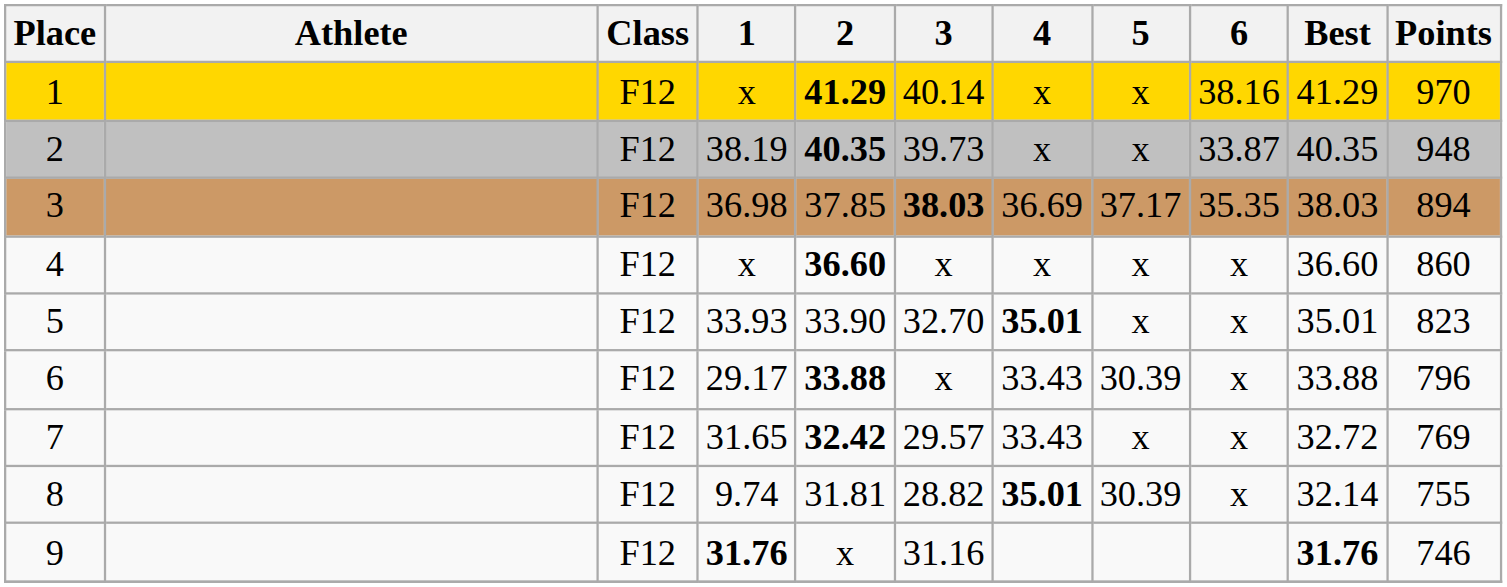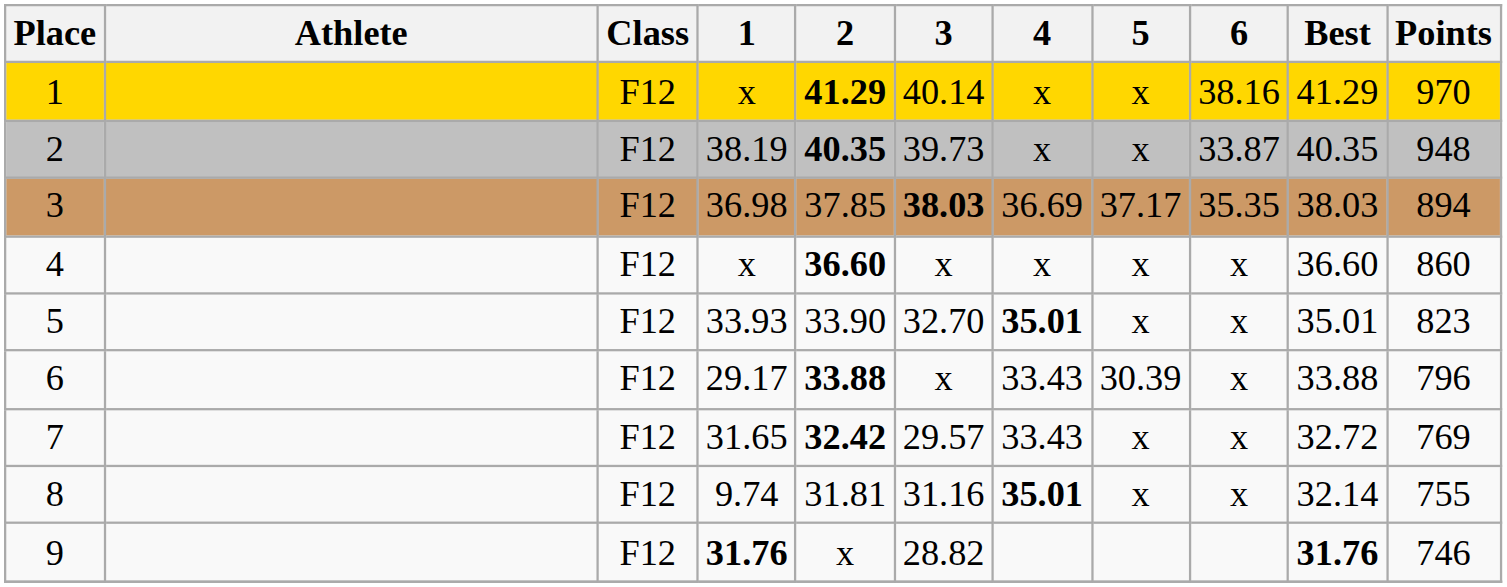(944, 494) 28.82 -> (944, 494) 31.16
(1141, 494) 30.39 -> (1141, 494) x
(944, 551) 31.16 -> (944, 551) 28.82
